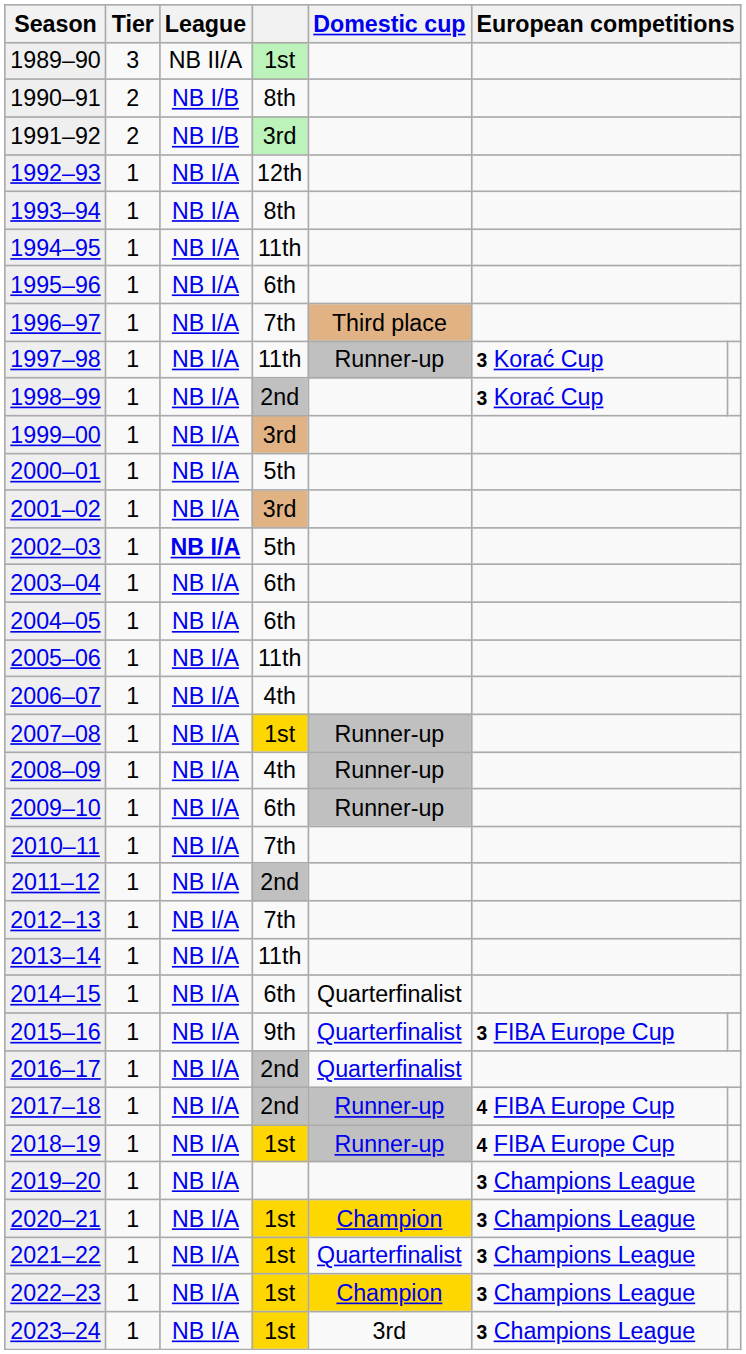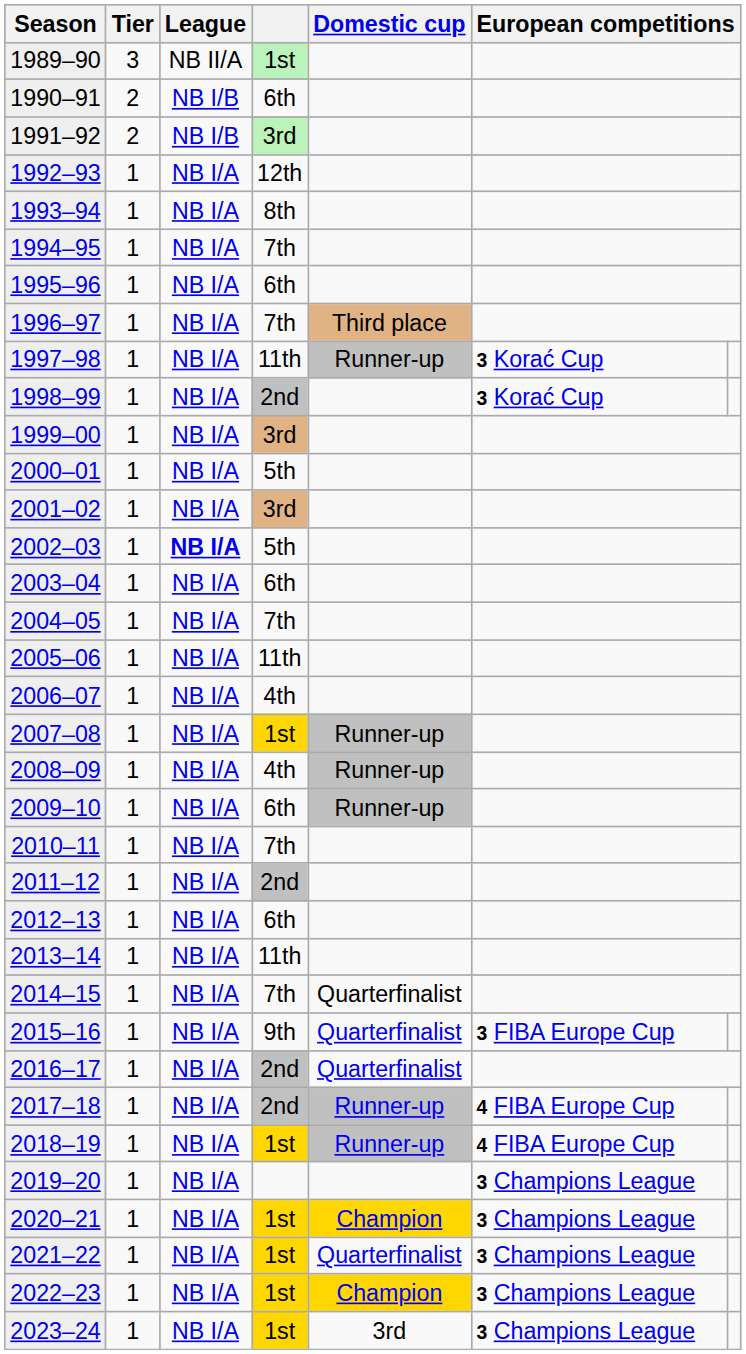(280, 98) 8th -> (280, 98) 6th
(280, 248) 11th -> (280, 248) 7th
(280, 621) 6th -> (280, 621) 7th
(280, 920) 7th -> (280, 920) 6th
(280, 994) 6th -> (280, 994) 7th
